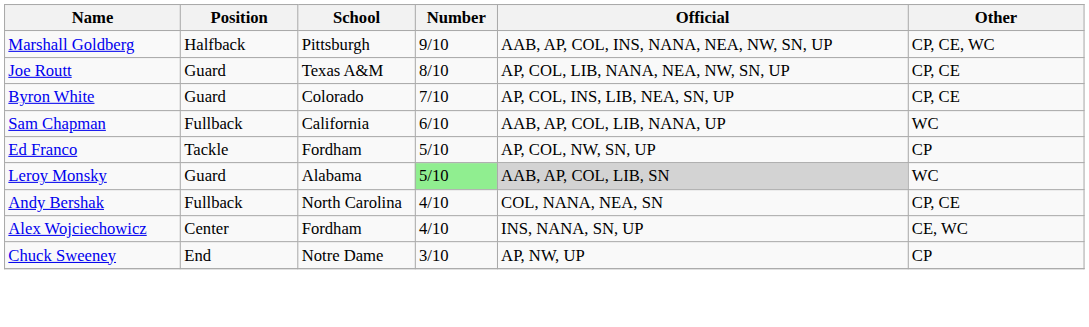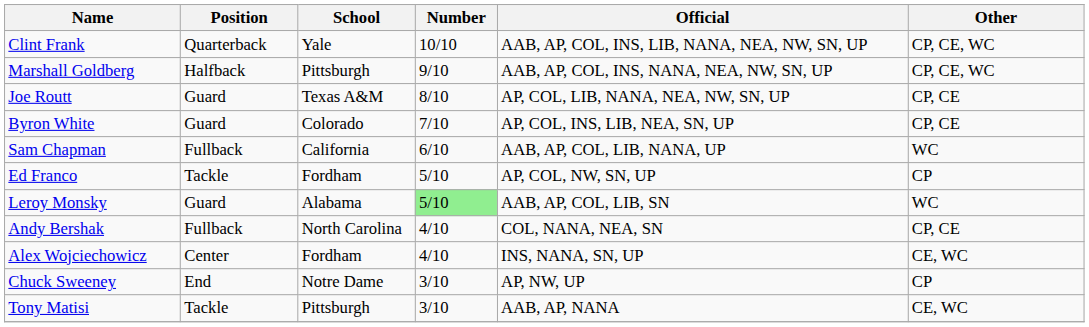+ row: (46, 44)
(585, 176) lightgrey background -> (585, 202) no background
+ row: (49, 307)
